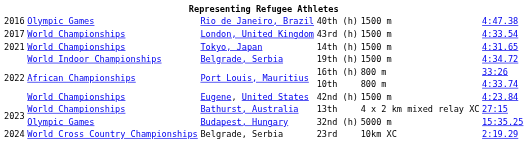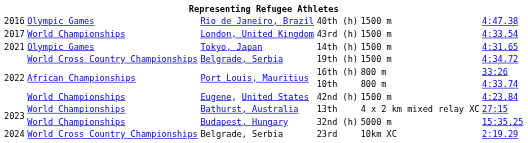(76, 47) World Championships -> (61, 47) Olympic Games
(94, 59) World Indoor Championships -> (113, 59) World Cross Country Championships
(61, 122) Olympic Games -> (76, 122) World Championships
